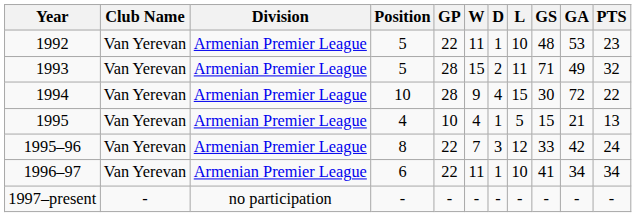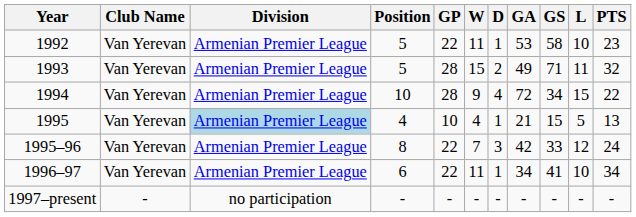columns swapped: (520, 17) <-> (577, 17)
(546, 43) 48 -> (554, 43) 58
(546, 95) 30 -> (554, 95) 34
(280, 120) no background -> (280, 120) lightblue background
